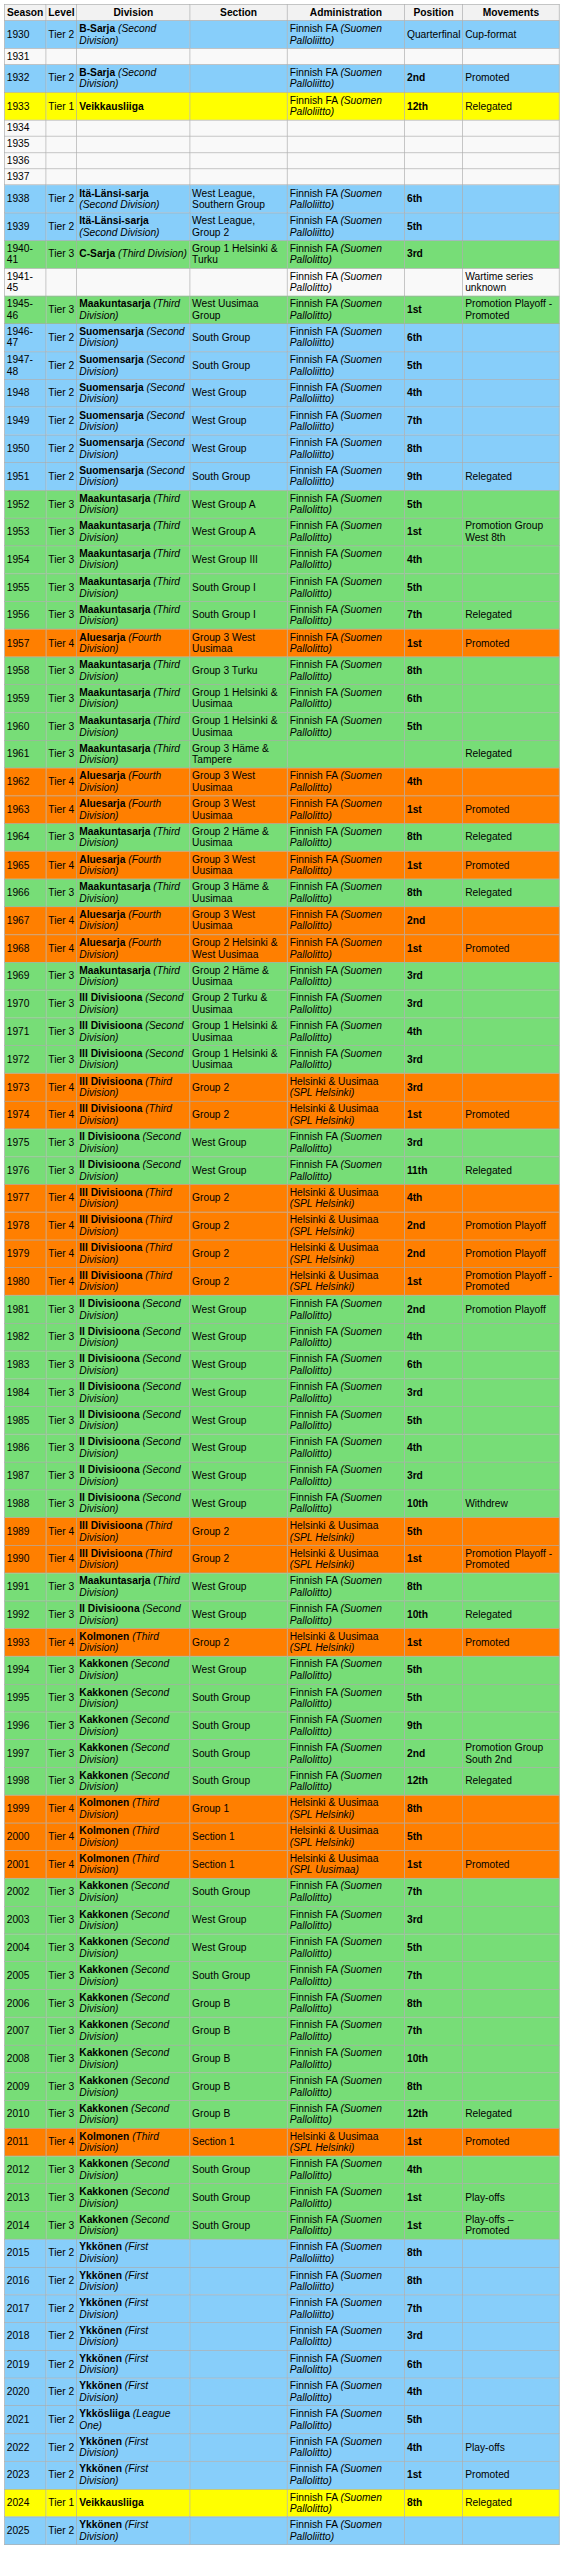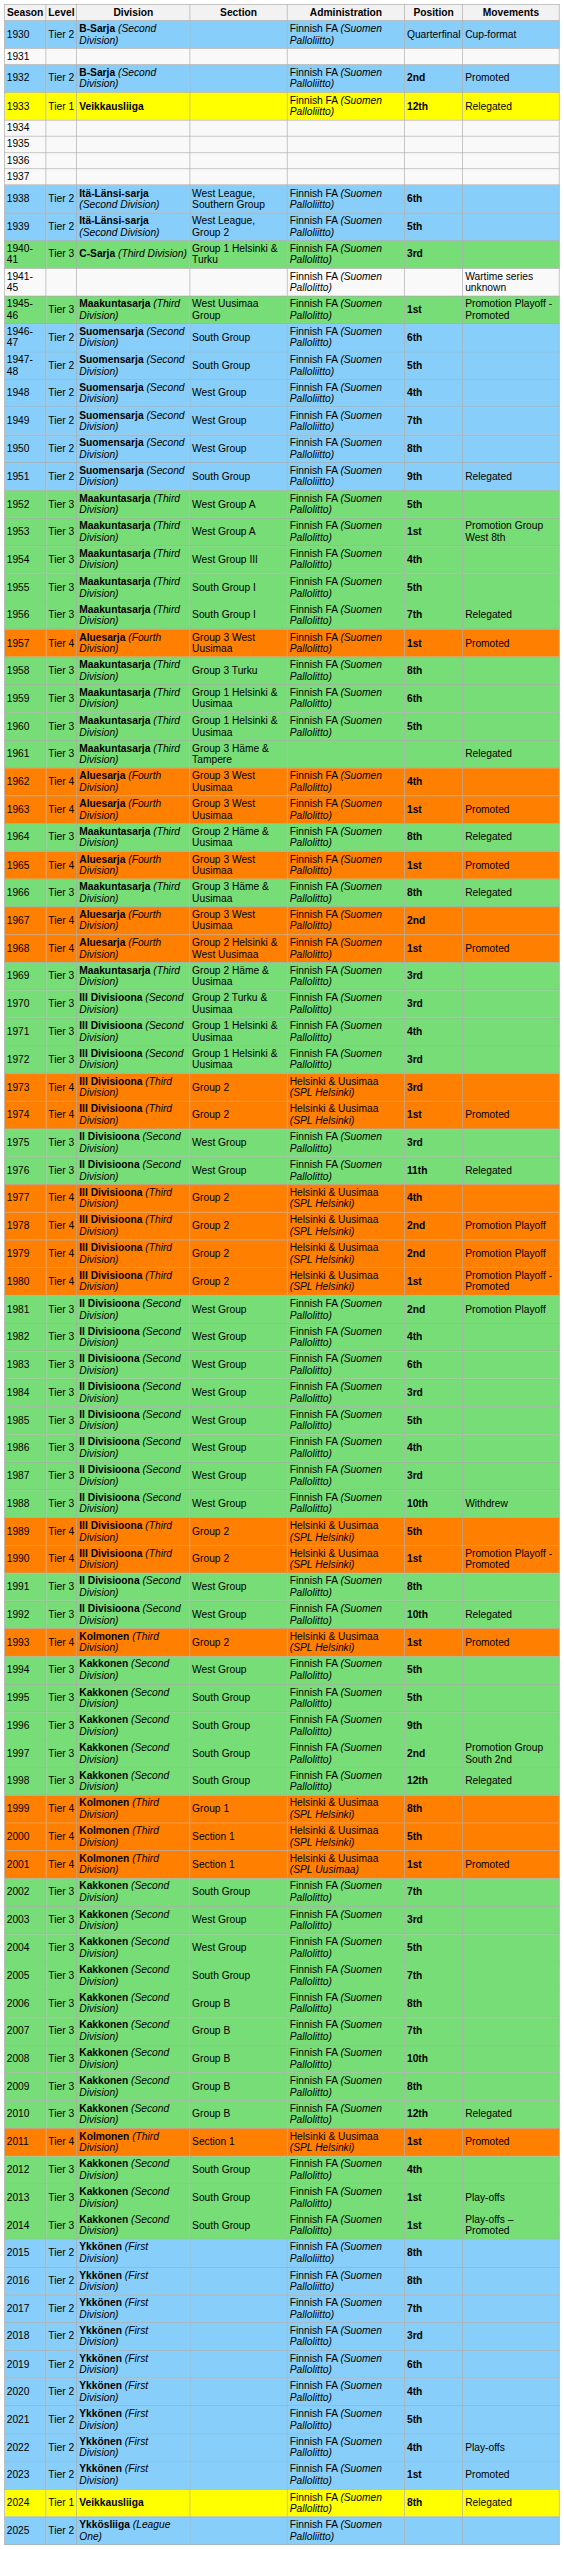(336, 337) Finnish FA (Suomen Palloliitto) -> (336, 337) Finnish FA (Suomen Pallolitto)
(130, 1587) Maakuntasarja (Third Division) -> (130, 1587) II Divisioona (Second Division)
(125, 2419) Ykkösliiga (League One) -> (114, 2419) Ykkönen (First Division)
(114, 2530) Ykkönen (First Division) -> (125, 2530) Ykkösliiga (League One)
